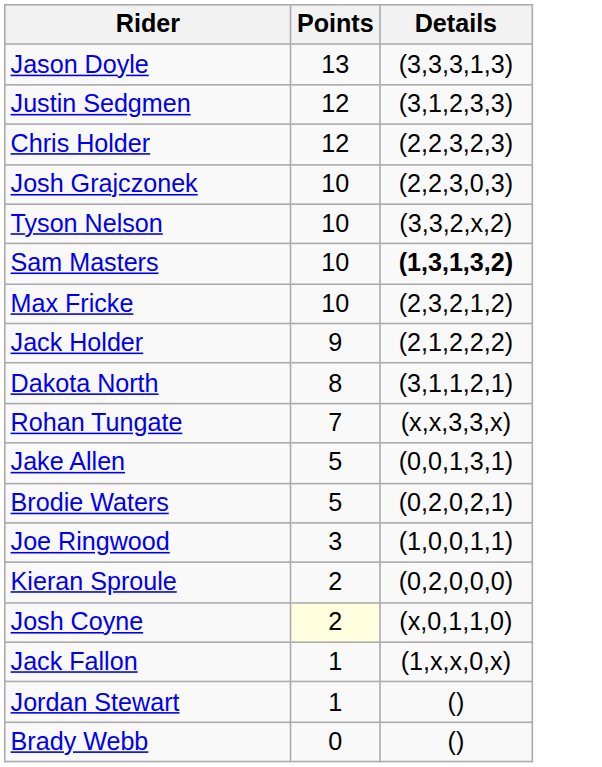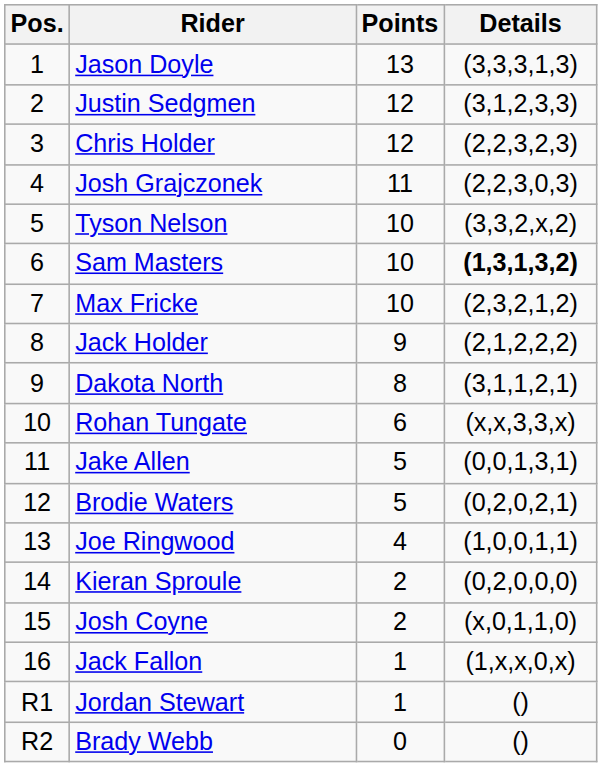+ column: (37, 24)
(335, 183) 10 -> (400, 183) 11
(335, 422) 7 -> (400, 422) 6
(335, 542) 3 -> (400, 542) 4
(335, 622) lightyellow background -> (400, 622) no background
